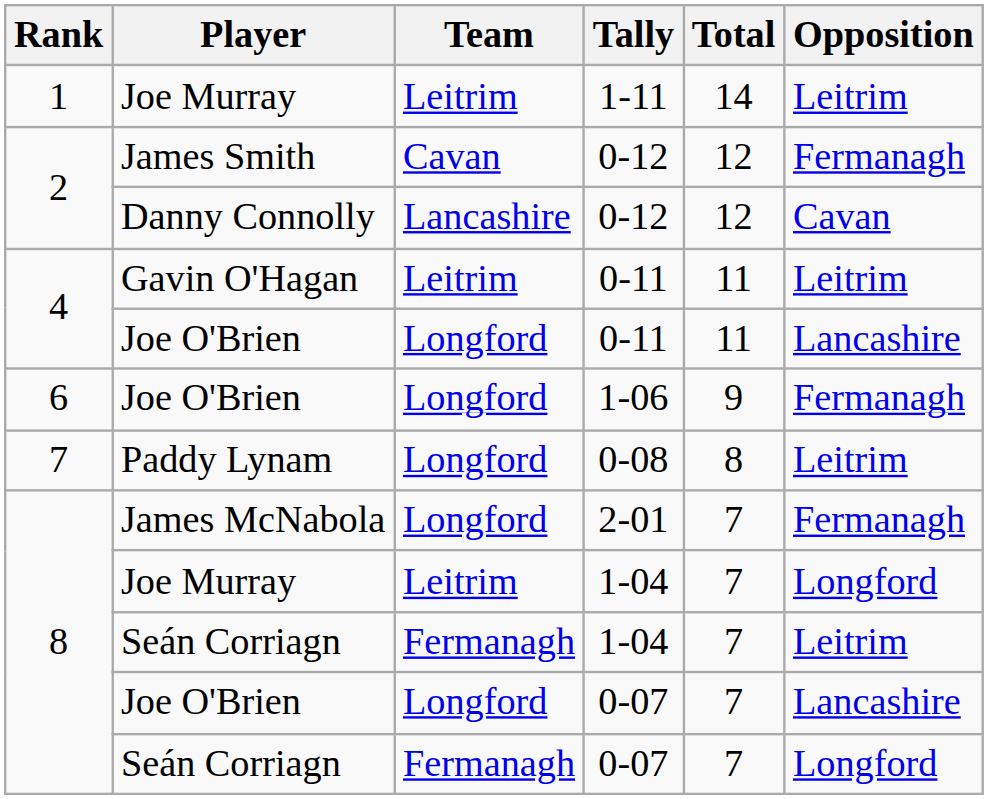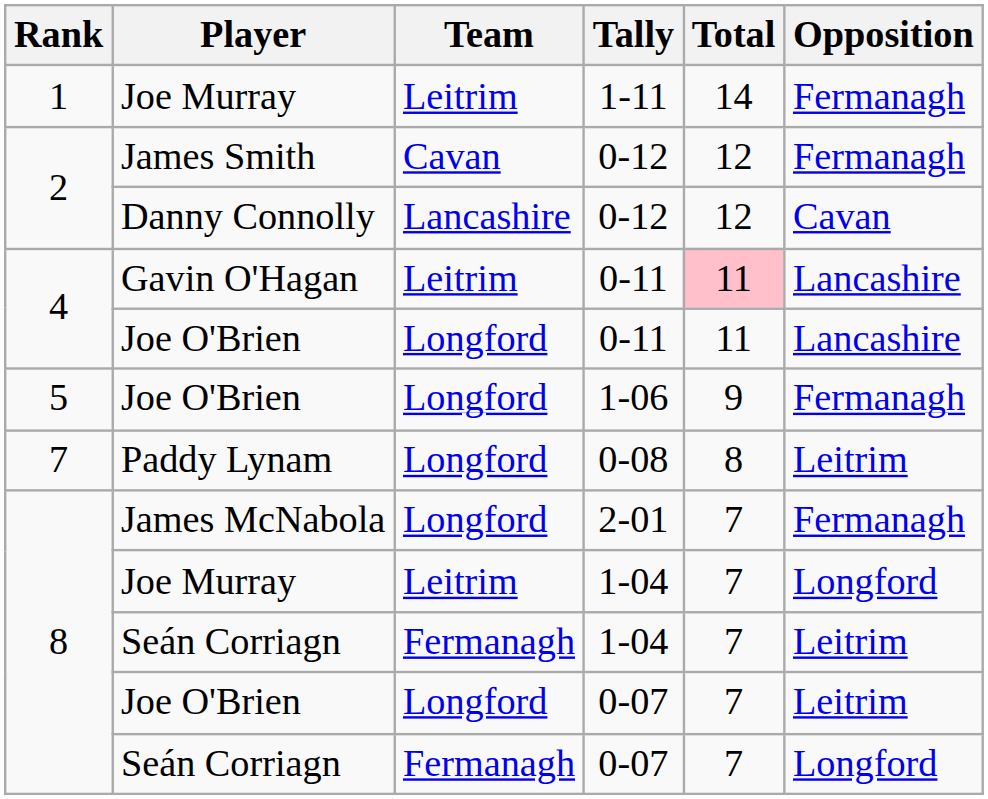(850, 95) Leitrim -> (879, 95) Fermanagh
(734, 277) no background -> (734, 277) pink background
(850, 277) Leitrim -> (877, 277) Lancashire
(59, 398) 6 -> (59, 398) 5
(877, 701) Lancashire -> (850, 701) Leitrim
